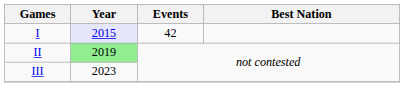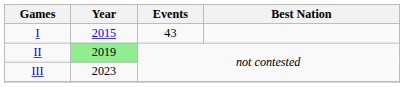(104, 33) lavender background -> (104, 33) no background
(170, 33) 42 -> (170, 33) 43
